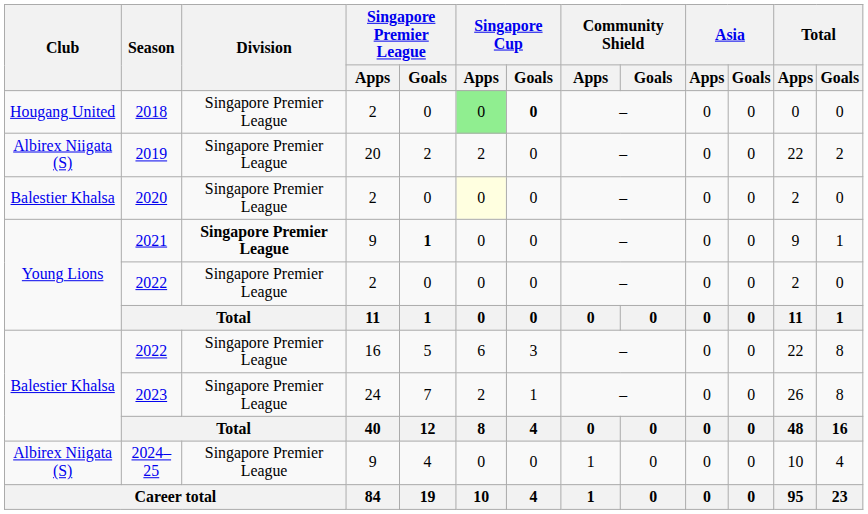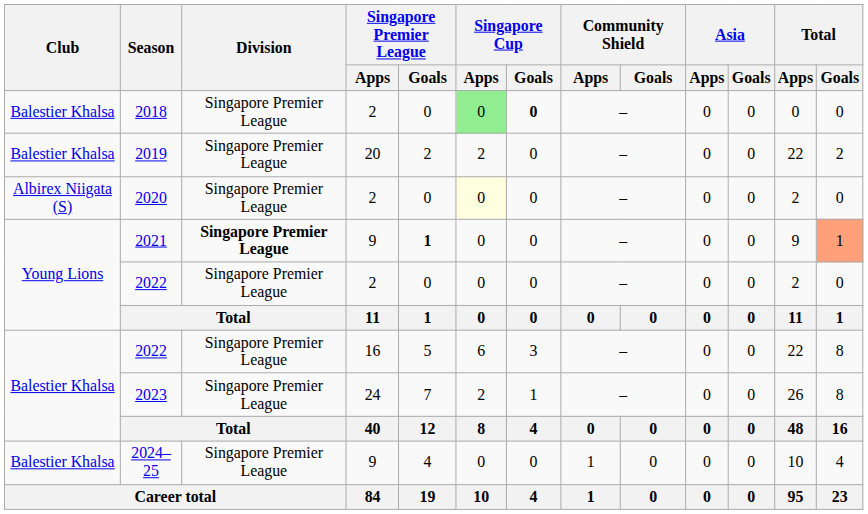(63, 111) Hougang United -> (63, 111) Balestier Khalsa
(63, 154) Albirex Niigata (S) -> (63, 154) Balestier Khalsa
(63, 197) Balestier Khalsa -> (63, 197) Albirex Niigata (S)
(840, 240) no background -> (840, 240) lightsalmon background
(63, 462) Albirex Niigata (S) -> (63, 462) Balestier Khalsa
